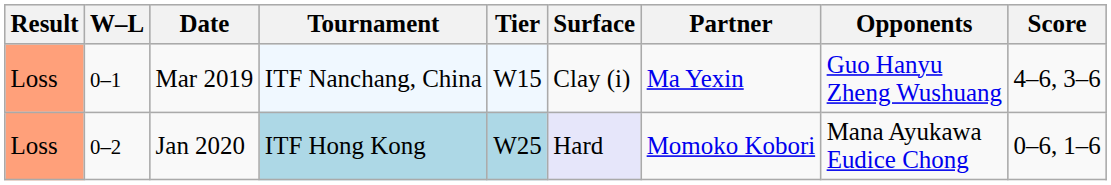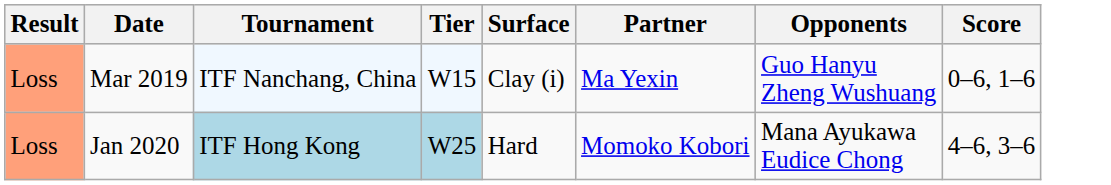- column: (117, 24)
(1057, 77) 4–6, 3–6 -> (992, 77) 0–6, 1–6
(578, 145) lavender background -> (513, 145) no background
(1057, 145) 0–6, 1–6 -> (992, 145) 4–6, 3–6
